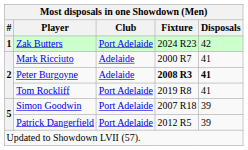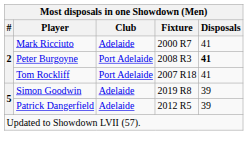- row: (39, 43)
(117, 75) Adelaide -> (126, 59) Port Adelaide
(175, 75) bold -> (174, 59) normal
(174, 91) 2019 R8 -> (177, 75) 2007 R18
(126, 106) Port Adelaide -> (117, 91) Adelaide
(177, 106) 2007 R18 -> (174, 91) 2019 R8
(126, 122) Port Adelaide -> (117, 106) Adelaide
